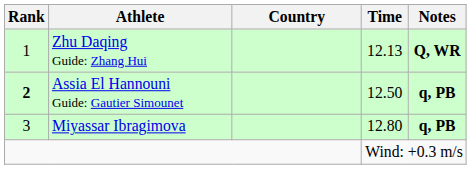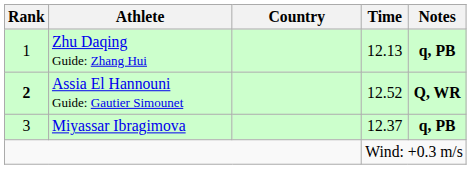(437, 50) Q, WR -> (437, 50) q, PB
(385, 93) 12.50 -> (385, 93) 12.52
(437, 93) q, PB -> (437, 93) Q, WR
(385, 126) 12.80 -> (385, 126) 12.37
